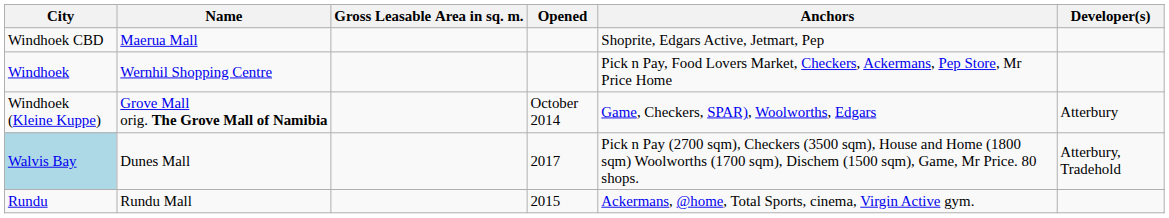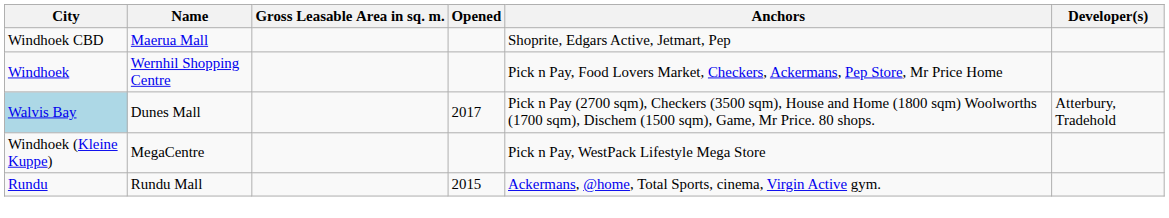- row: (224, 112)
+ row: (168, 152)
